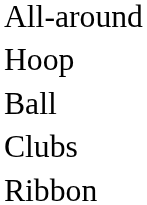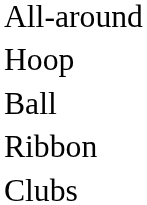rows swapped: (41, 146) <-> (51, 190)
